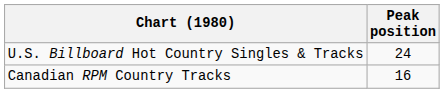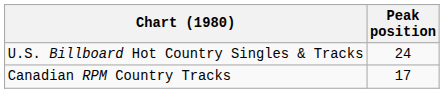(403, 77) 16 -> (403, 77) 17
